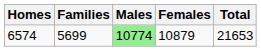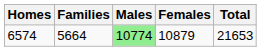(72, 35) 5699 -> (72, 35) 5664
